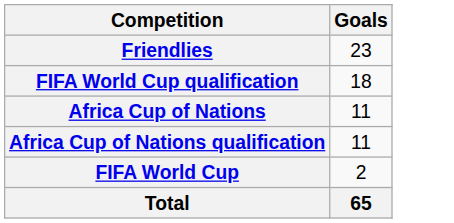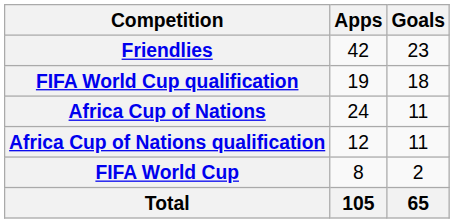+ column: (358, 20)
